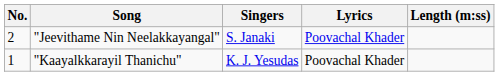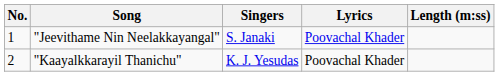(11, 38) 2 -> (11, 38) 1
(11, 60) 1 -> (11, 60) 2
